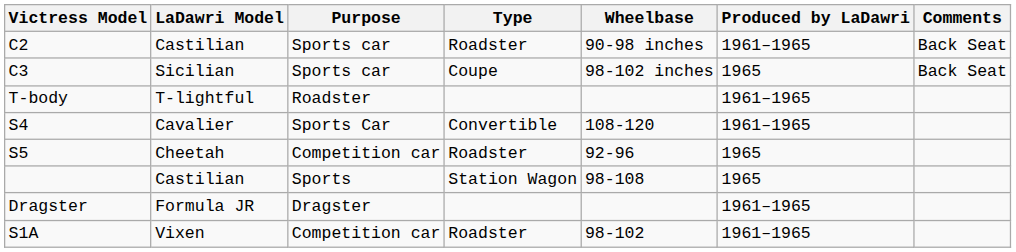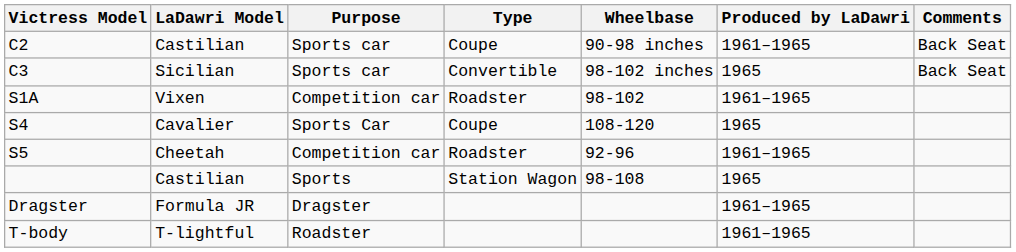(488, 45) Roadster -> (473, 45) Coupe
(473, 72) Coupe -> (503, 72) Convertible
rows swapped: (23, 233) <-> (38, 99)
(503, 126) Convertible -> (473, 126) Coupe
(766, 126) 1961–1965 -> (741, 126) 1965
(741, 153) 1965 -> (766, 153) 1961–1965
